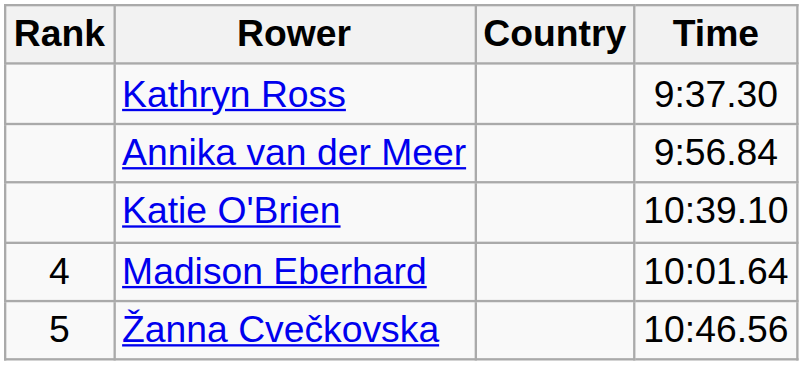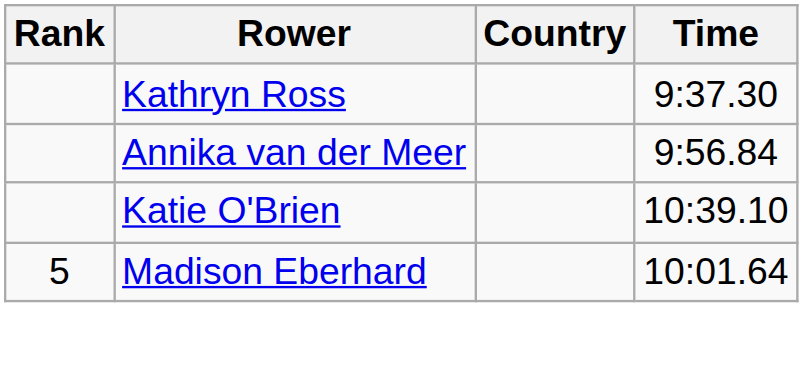(59, 270) 4 -> (59, 270) 5
- row: (281, 329)
